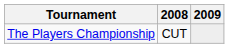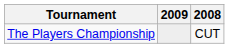columns swapped: (174, 14) <-> (207, 14)
